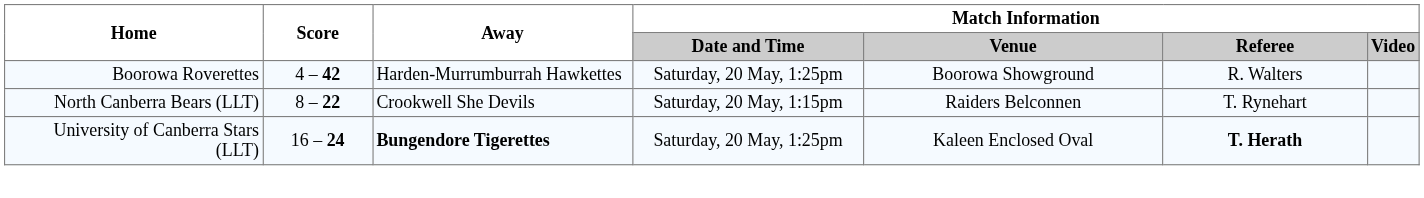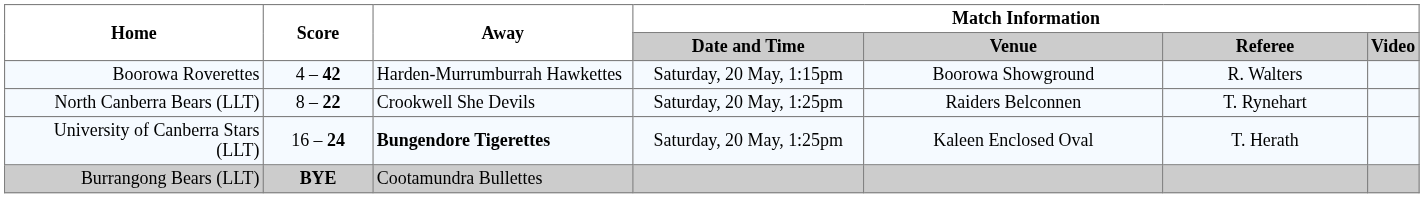(748, 74) Saturday, 20 May, 1:25pm -> (748, 74) Saturday, 20 May, 1:15pm
(748, 102) Saturday, 20 May, 1:15pm -> (748, 102) Saturday, 20 May, 1:25pm
(1265, 140) bold -> (1265, 140) normal
+ row: (170, 178)
